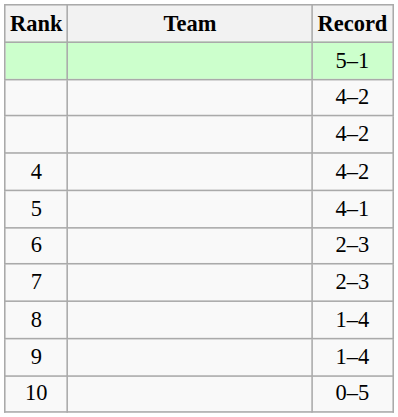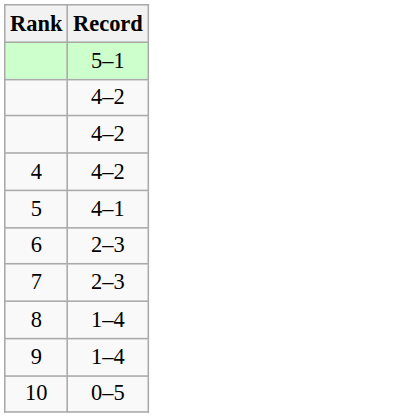- column: (190, 23)
